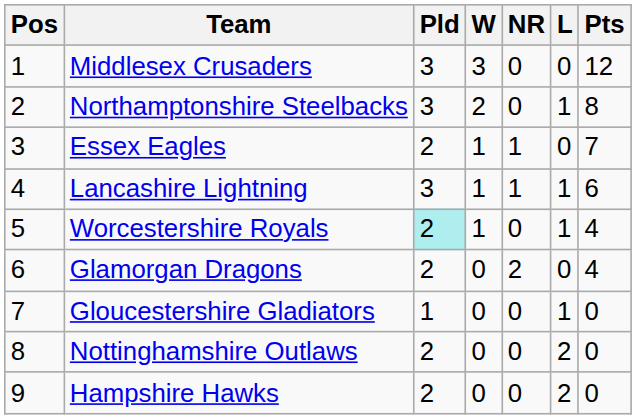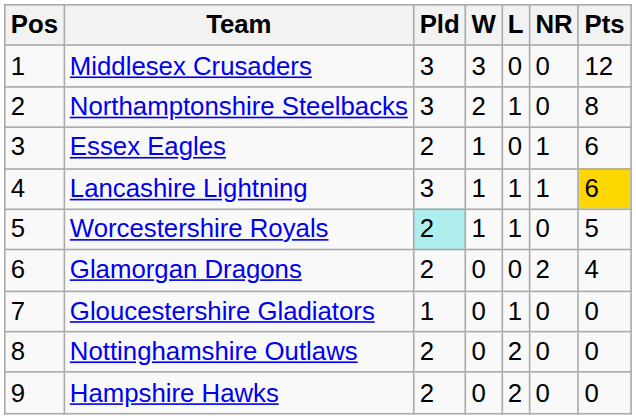columns swapped: (565, 24) <-> (526, 24)
(592, 147) 7 -> (592, 147) 6
(592, 188) no background -> (592, 188) gold background
(592, 229) 4 -> (592, 229) 5
